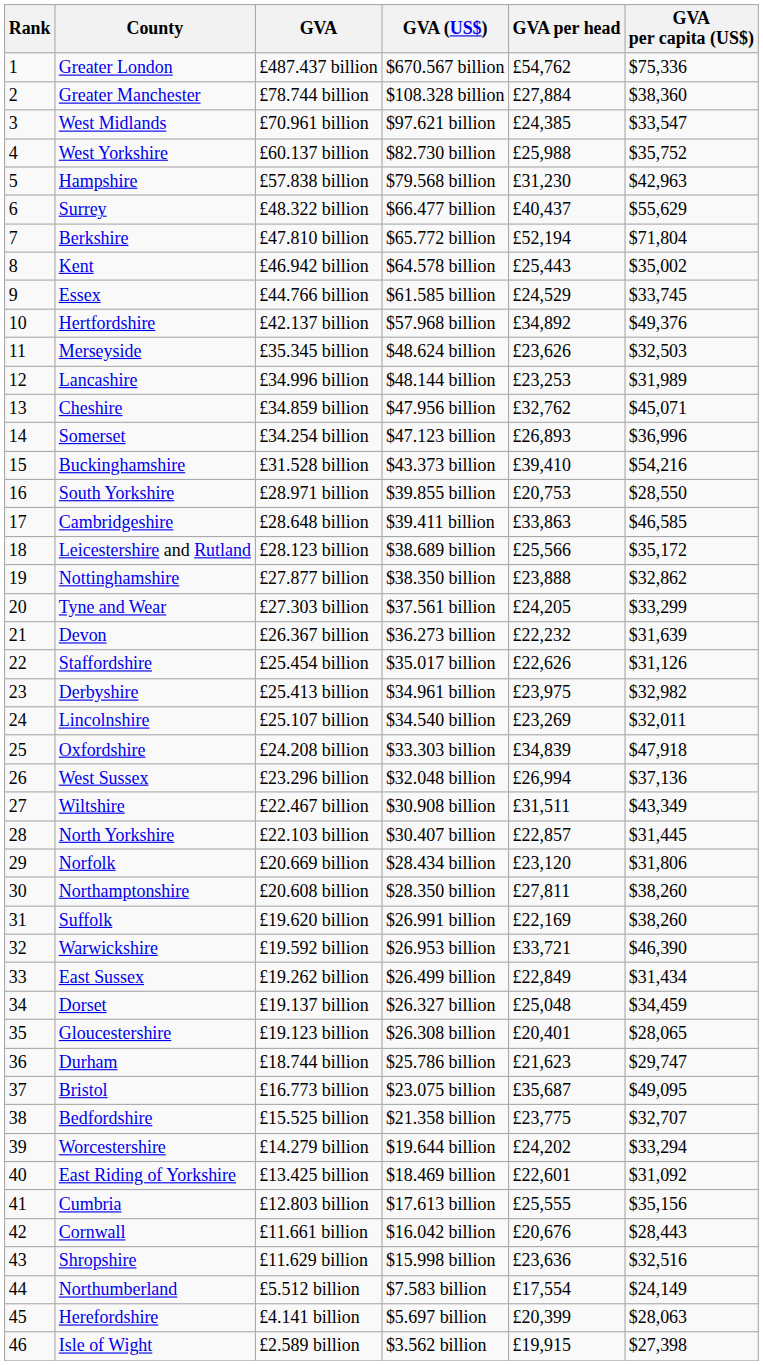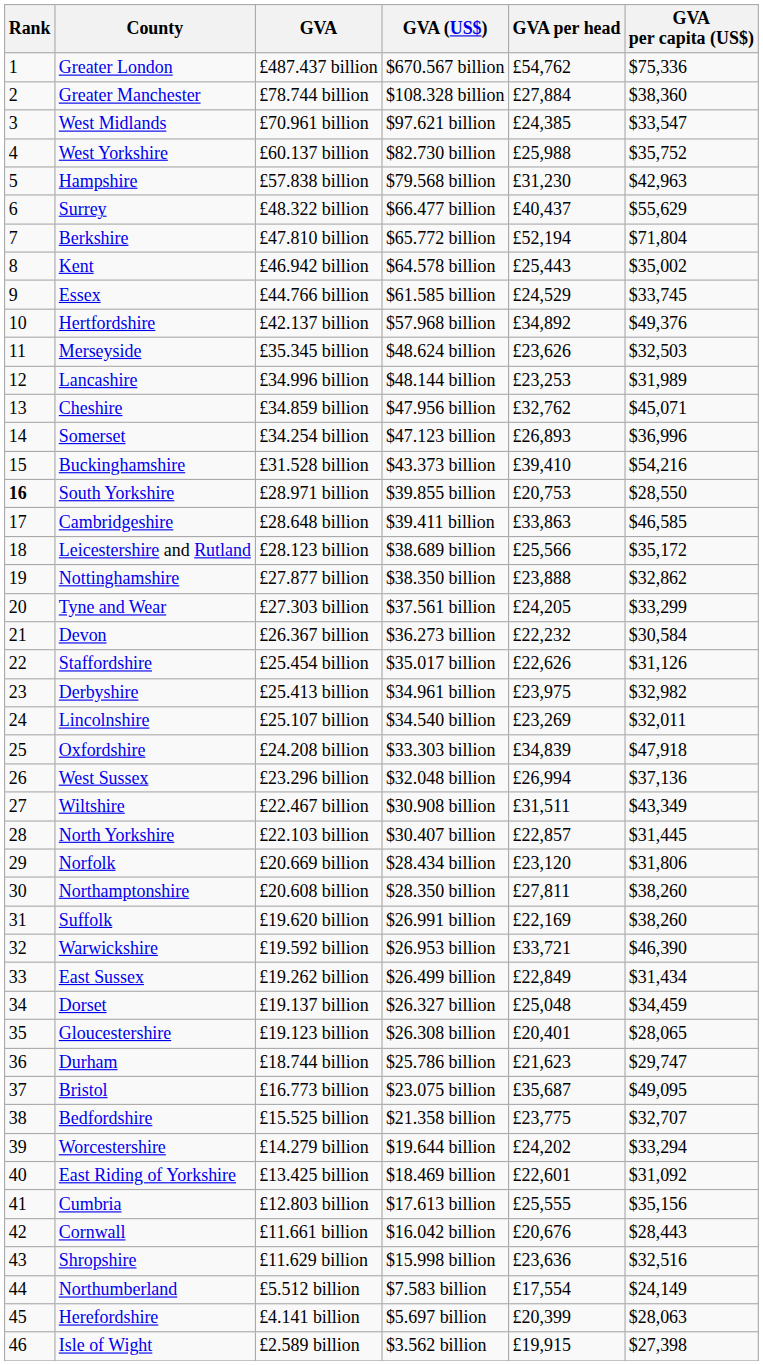(18, 493) normal -> (18, 493) bold
(658, 635) $31,639 -> (658, 635) $30,584
